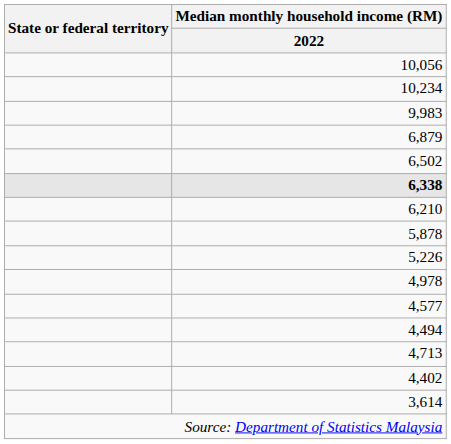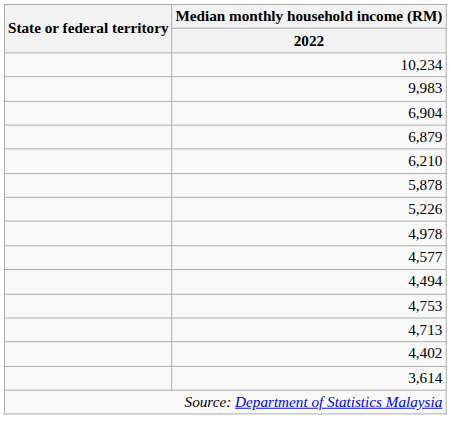- row: (421, 64)
+ row: (425, 112)
- row: (425, 161)
- row: (425, 185)
+ row: (425, 305)
